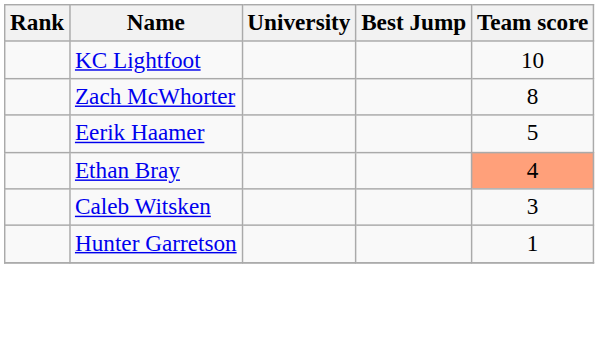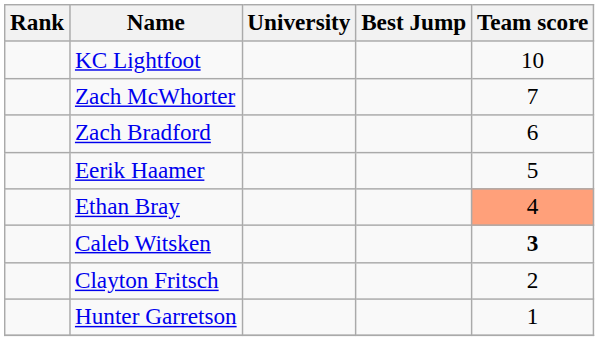(533, 96) 8 -> (533, 96) 7
+ row: (143, 133)
(533, 206) normal -> (533, 243) bold
+ row: (147, 280)
